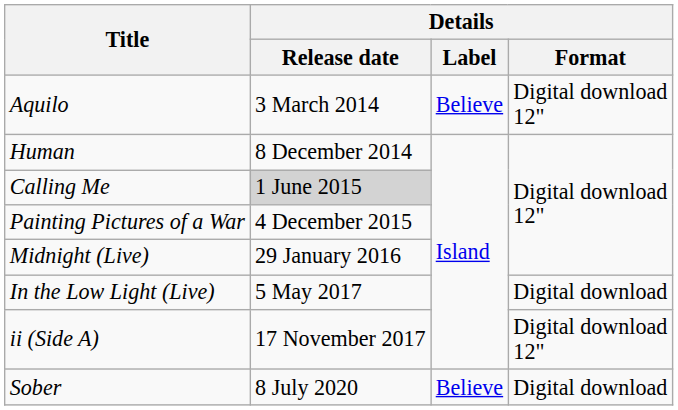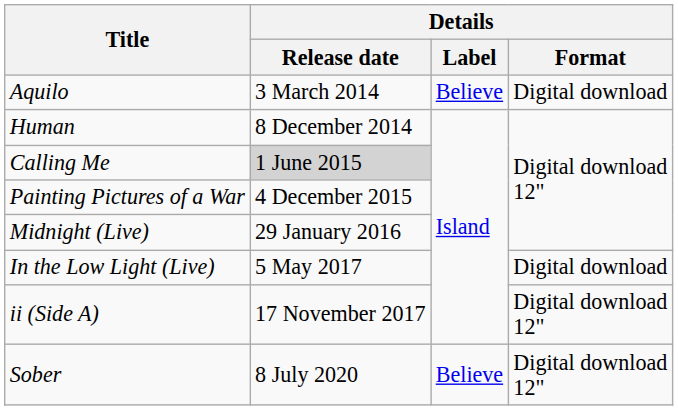(590, 104) Digital download 12" -> (590, 92) Digital download
(590, 386) Digital download -> (590, 374) Digital download 12"
